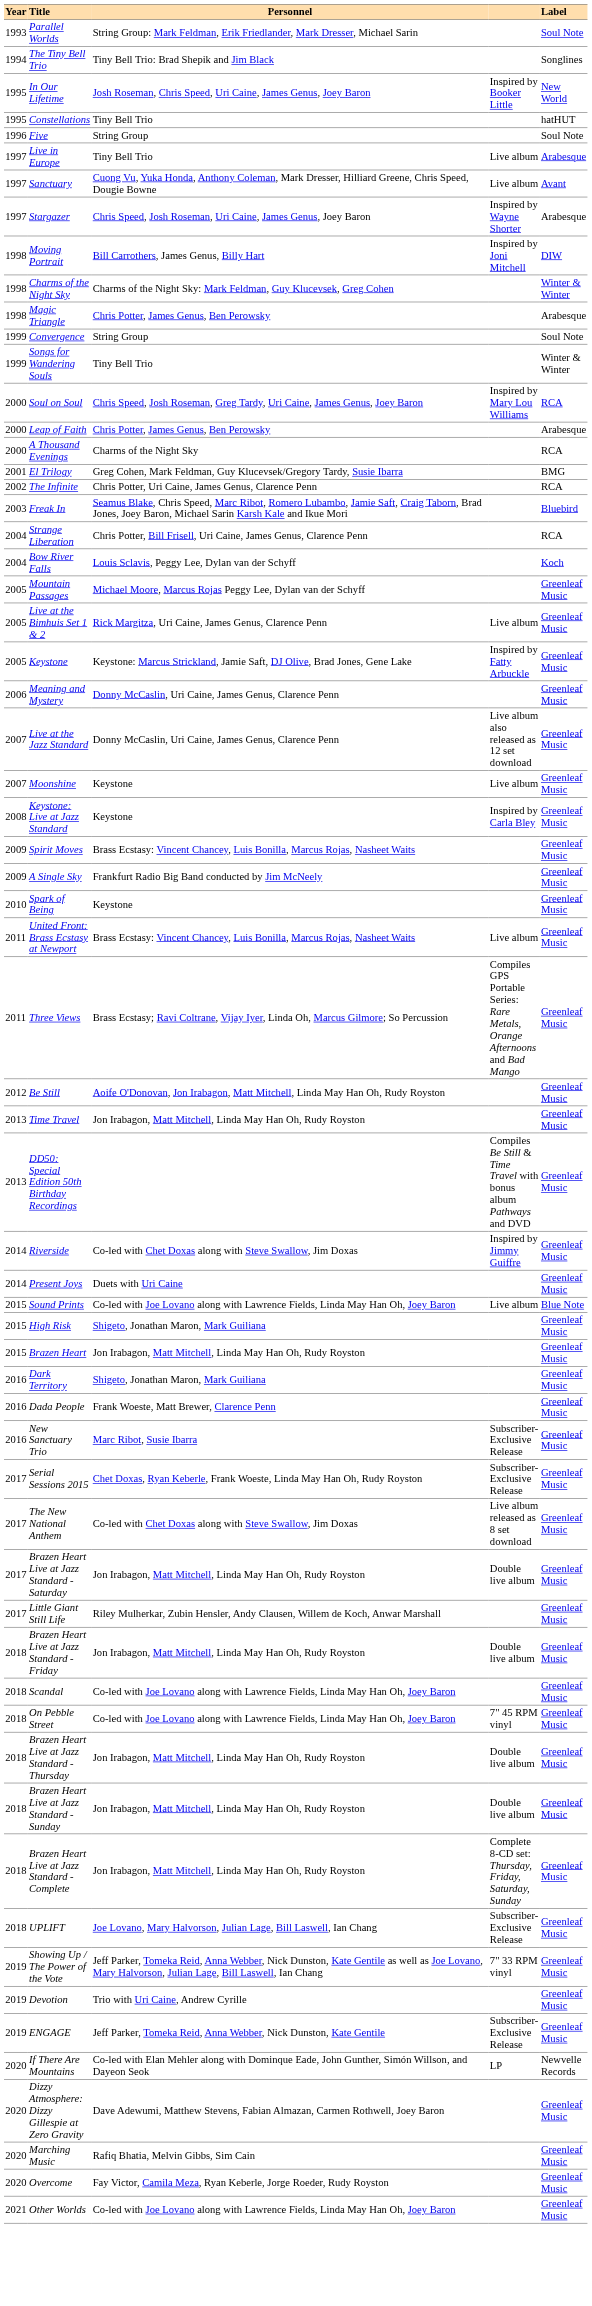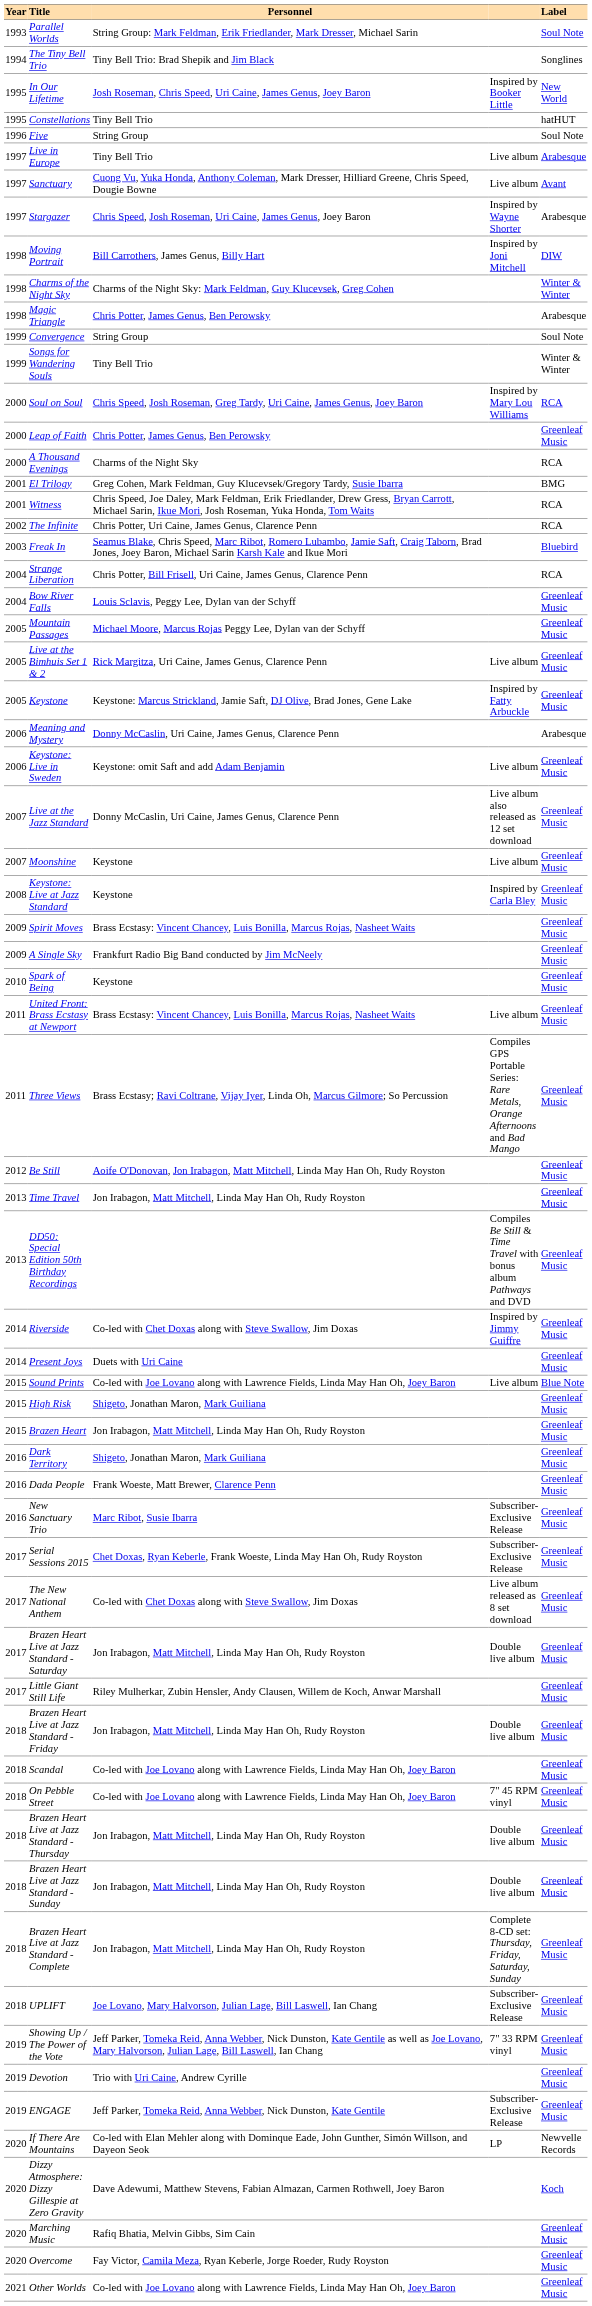(564, 429) Arabesque -> (562, 435) Greenleaf Music
+ row: (45, 505)
(552, 562) Koch -> (562, 601) Greenleaf Music
(562, 694) Greenleaf Music -> (564, 733) Arabesque
+ row: (50, 766)
(562, 2110) Greenleaf Music -> (552, 2188) Koch
